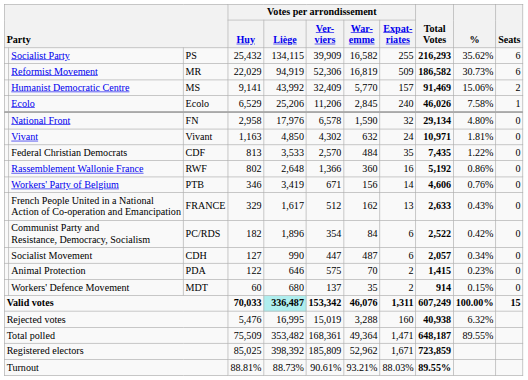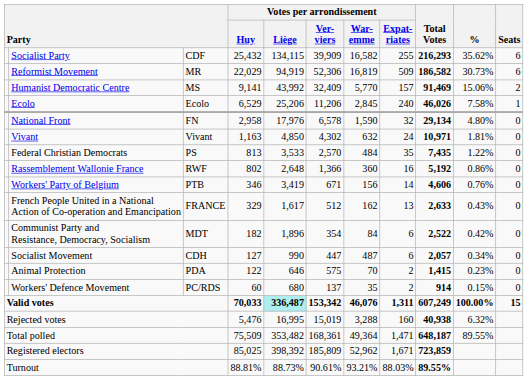(191, 55) PS -> (195, 55) CDF
(195, 152) CDF -> (191, 152) PS
(203, 233) PC/RDS -> (197, 233) MDT
(197, 287) MDT -> (203, 287) PC/RDS
